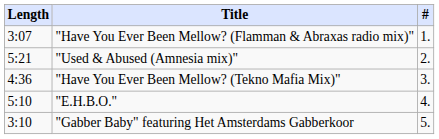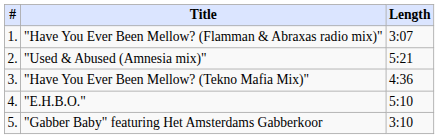columns swapped: (425, 15) <-> (28, 15)
